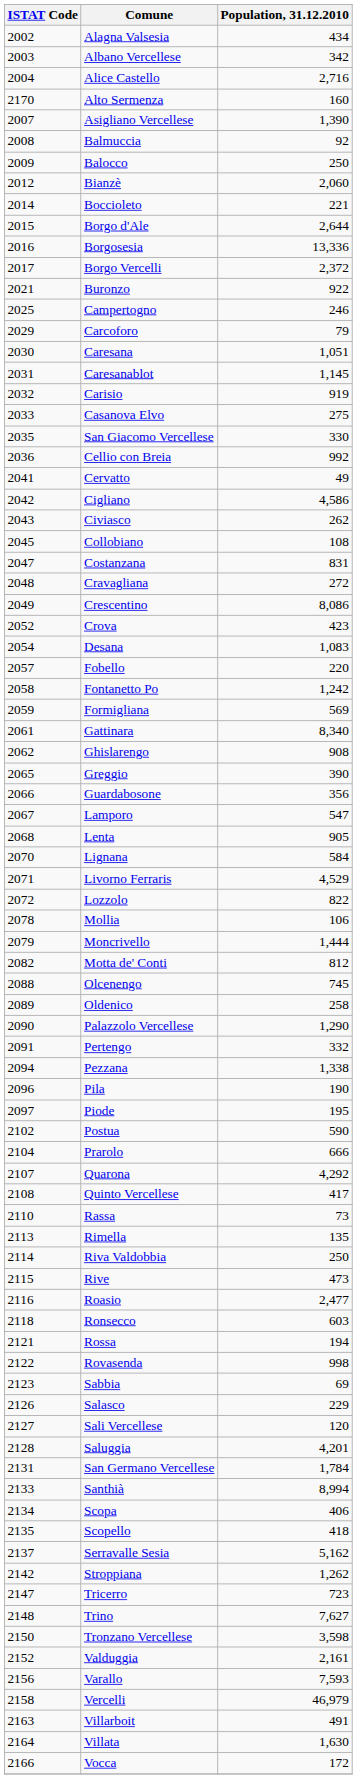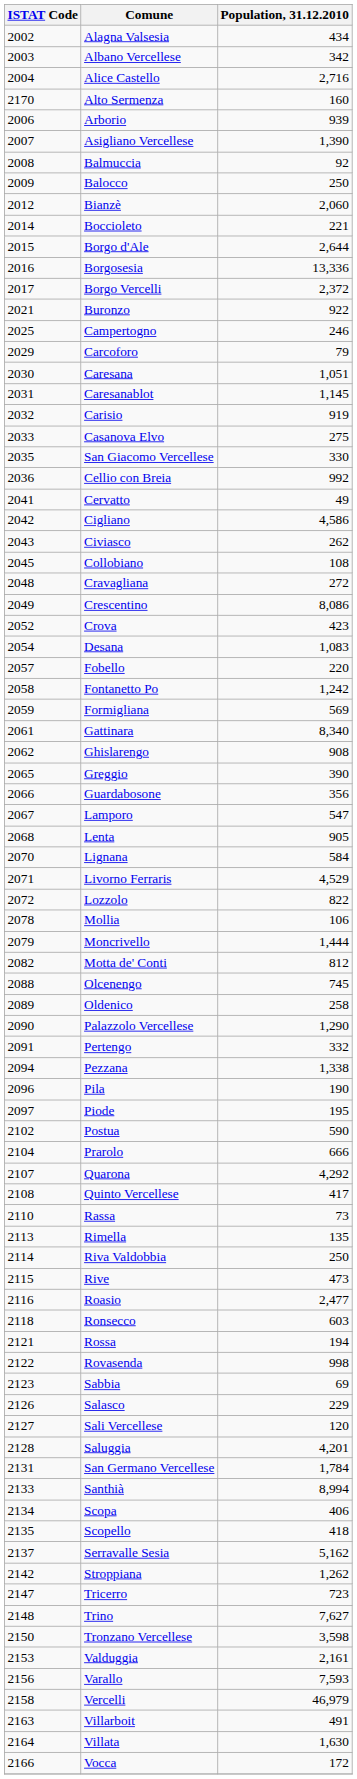+ row: (105, 120)
- row: (115, 562)
(21, 1657) 2152 -> (21, 1657) 2153
